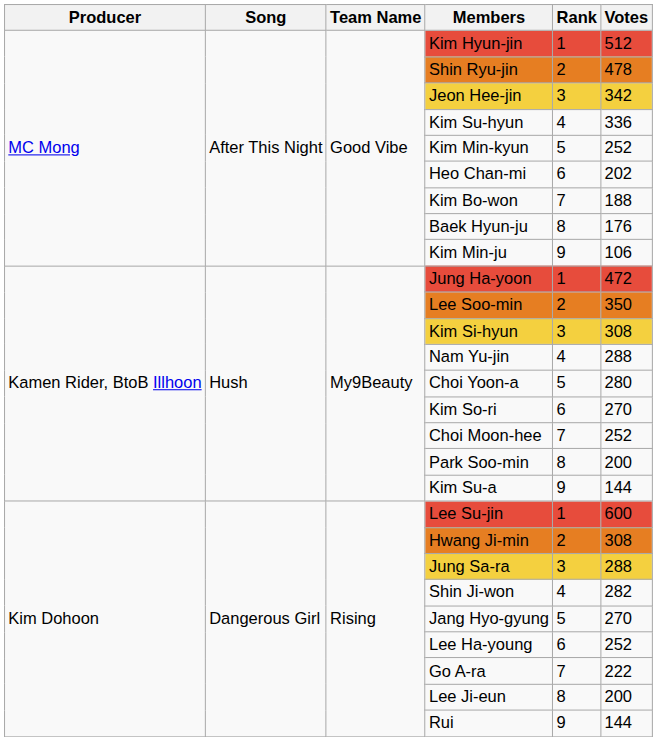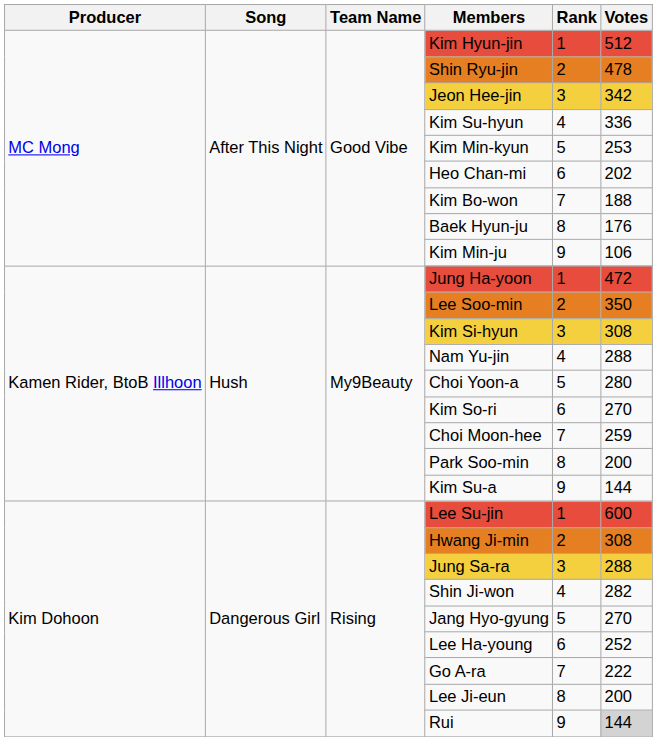(618, 148) 252 -> (618, 148) 253
(618, 435) 252 -> (618, 435) 259
(618, 723) no background -> (618, 723) lightgrey background
